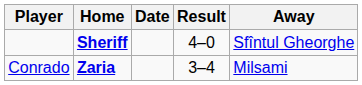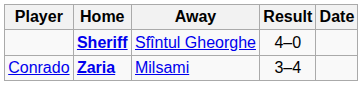columns swapped: (294, 17) <-> (152, 17)
